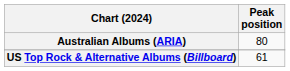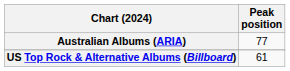(262, 41) 80 -> (262, 41) 77
